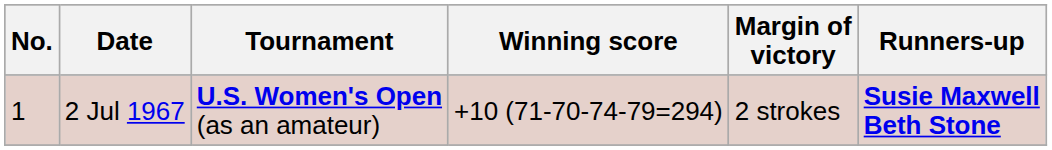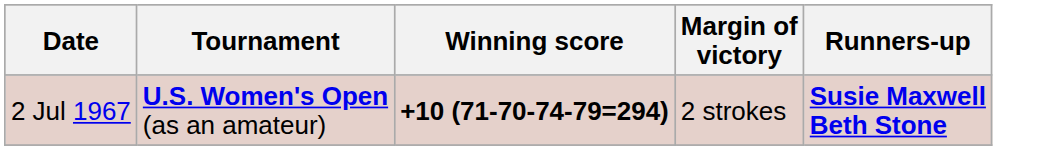- column: (32, 40)
(588, 110) normal -> (534, 110) bold
